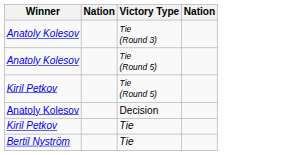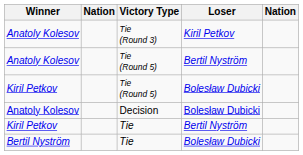+ column: (222, 12)
